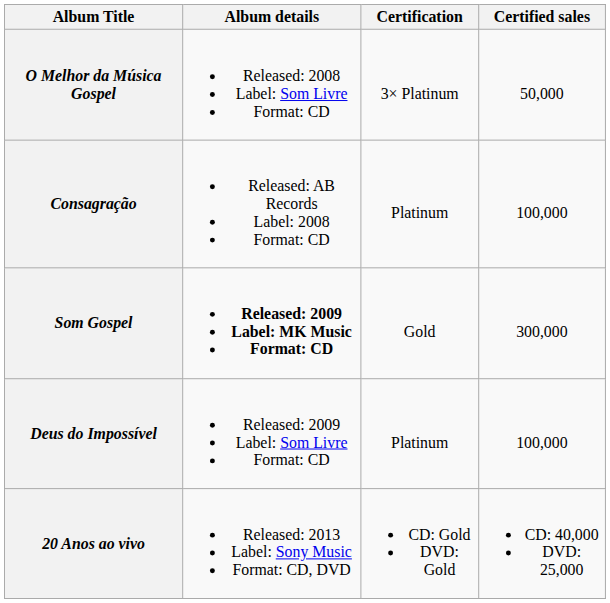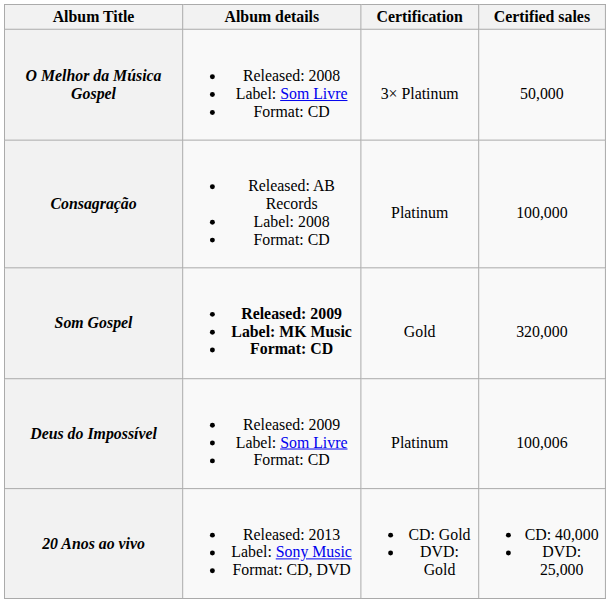(542, 332) 300,000 -> (542, 332) 320,000
(542, 442) 100,000 -> (542, 442) 100,006
